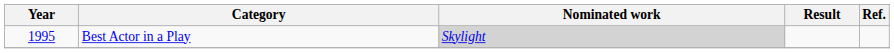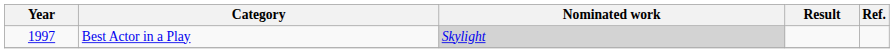(42, 36) 1995 -> (42, 36) 1997
